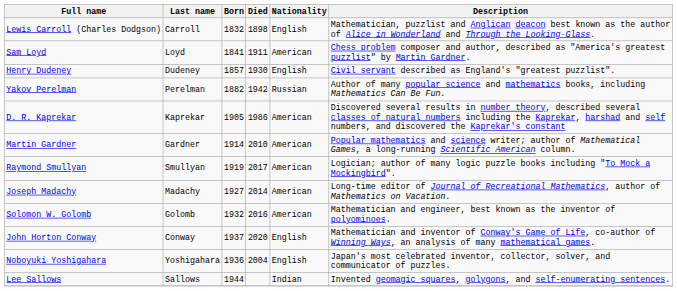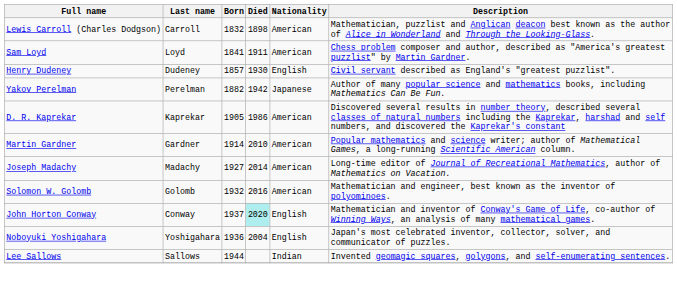(289, 29) English -> (292, 29) American
(289, 89) Russian -> (292, 89) Japanese
- row: (46, 168)
(258, 238) no background -> (258, 215) paleturquoise background
